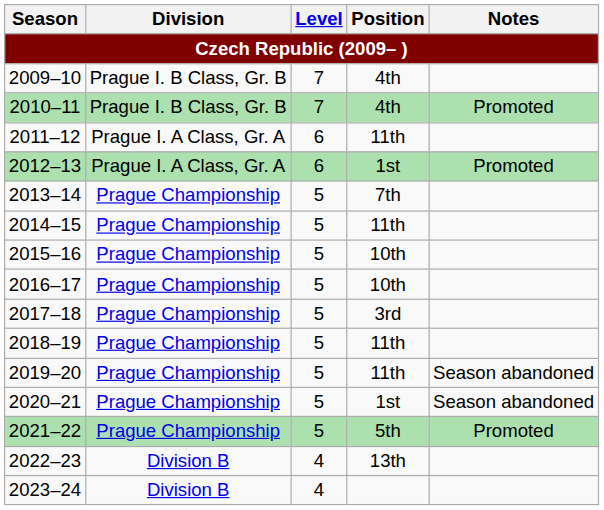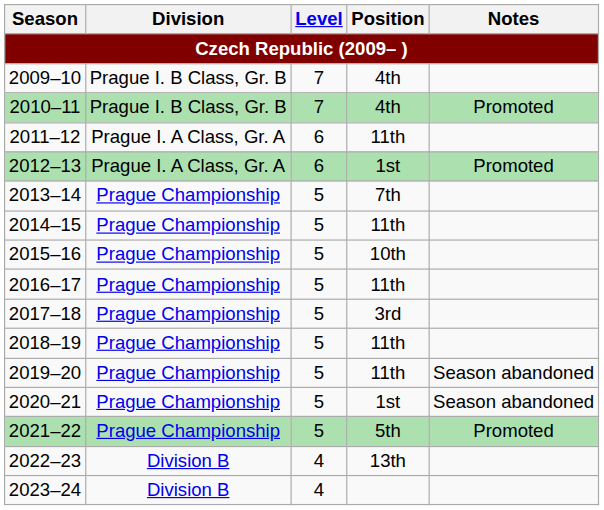(388, 284) 10th -> (388, 284) 11th
